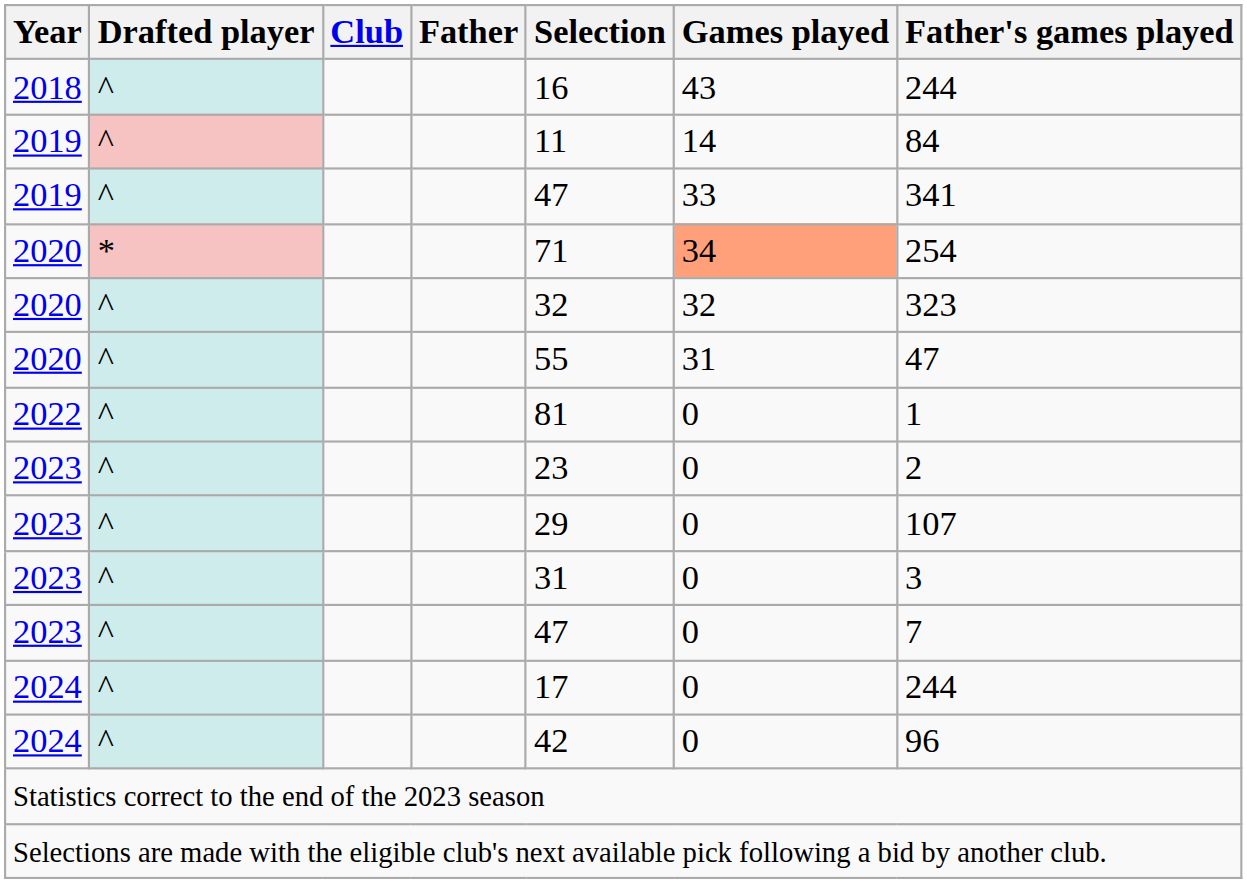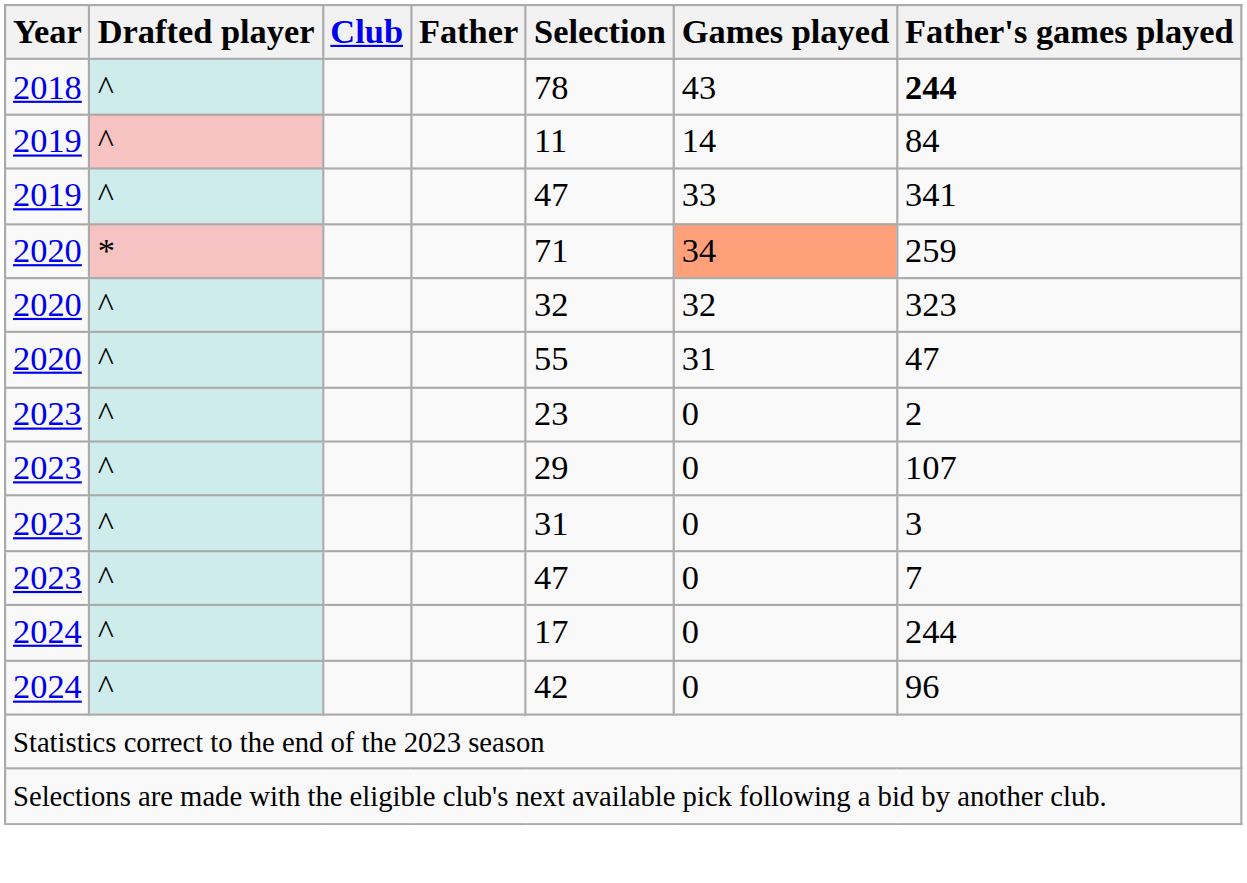(551, 86) 16 -> (551, 86) 78
(931, 86) normal -> (931, 86) bold
(931, 250) 254 -> (931, 250) 259
- row: (47, 413)
